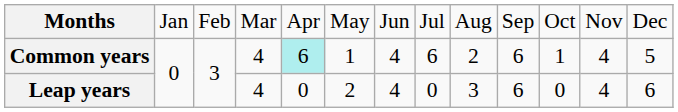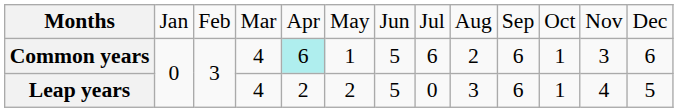(395, 55) 4 -> (395, 55) 5
(604, 55) 4 -> (604, 55) 3
(650, 55) 5 -> (650, 55) 6
(303, 90) 0 -> (303, 90) 2
(395, 90) 4 -> (395, 90) 5
(560, 90) 0 -> (560, 90) 1
(650, 90) 6 -> (650, 90) 5
